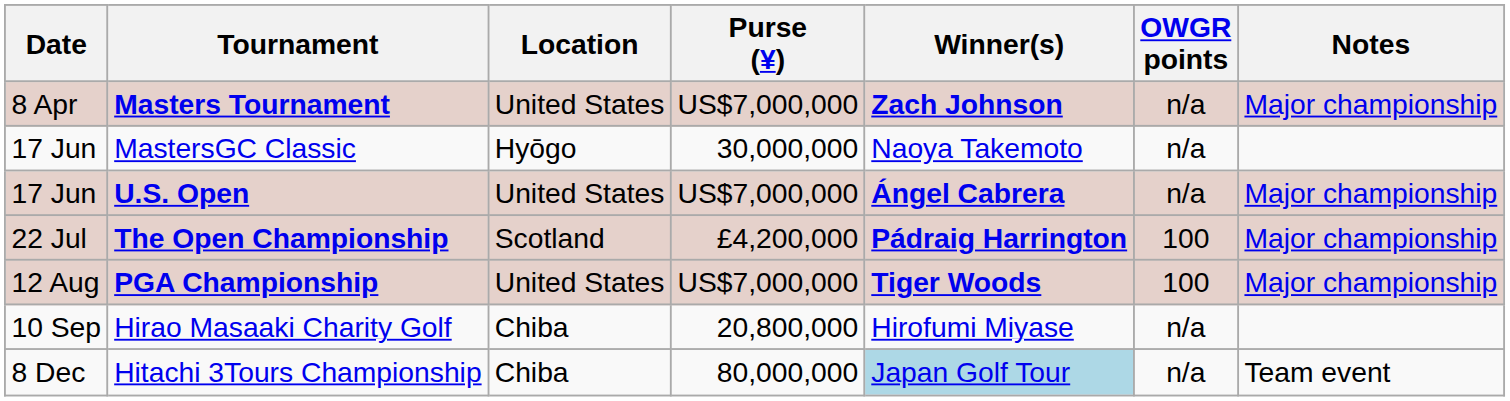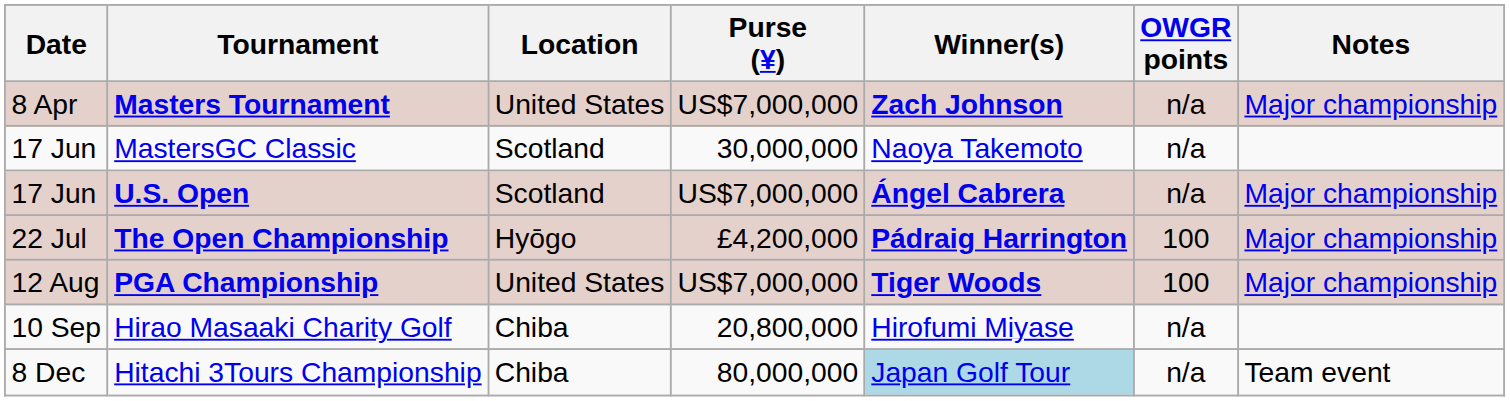(536, 149) Hyōgo -> (550, 149) Scotland
(580, 193) United States -> (550, 193) Scotland
(550, 238) Scotland -> (536, 238) Hyōgo
